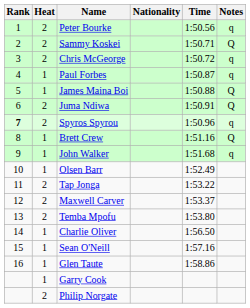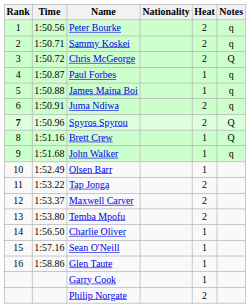columns swapped: (45, 12) <-> (200, 12)
(231, 43) Q -> (231, 43) q
(231, 59) q -> (231, 59) Q
(231, 91) Q -> (231, 91) q
(231, 106) Q -> (231, 106) q
(231, 122) q -> (231, 122) Q
